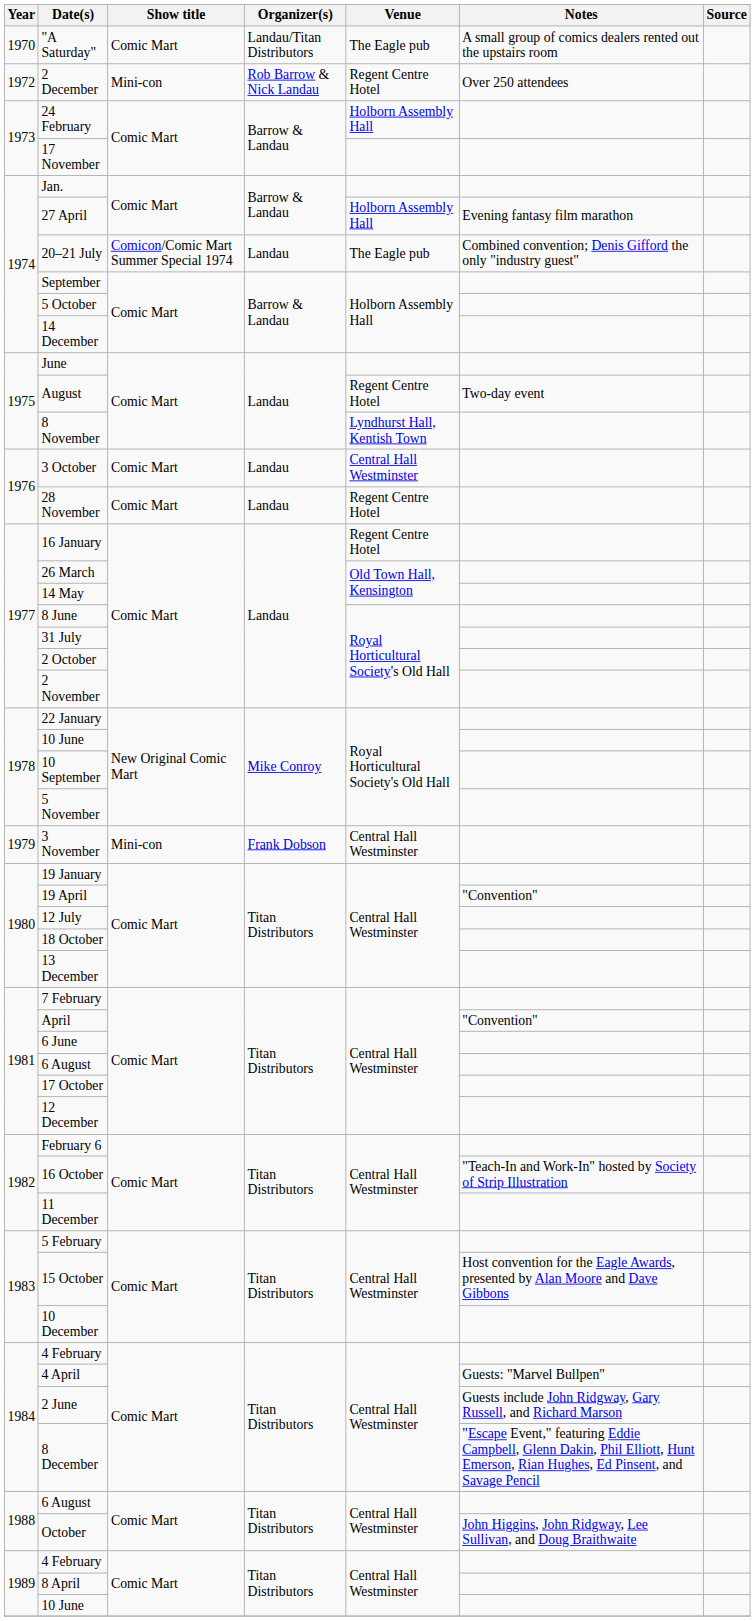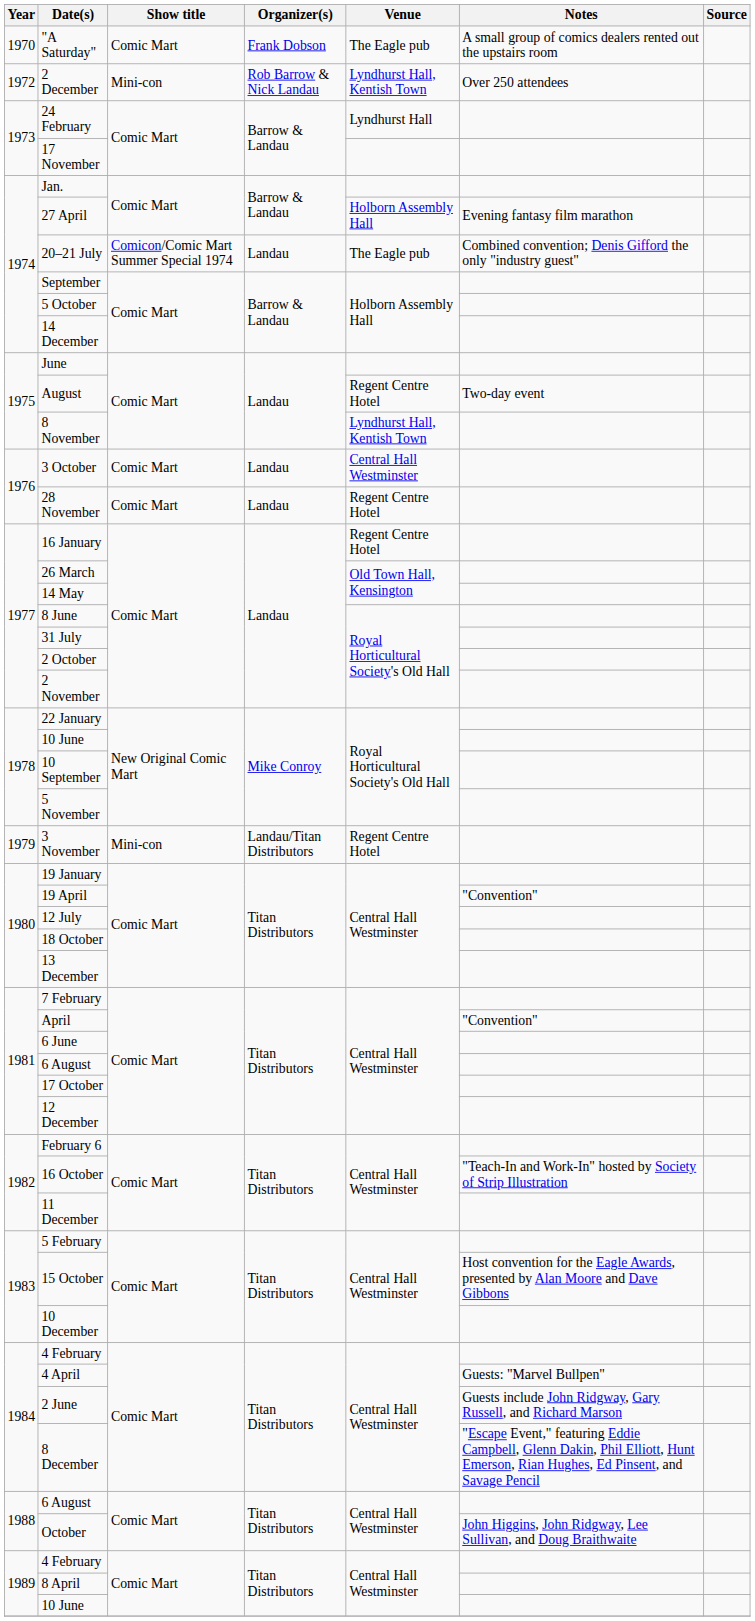(284, 44) Landau/Titan Distributors -> (287, 44) Frank Dobson
(389, 82) Regent Centre Hotel -> (393, 82) Lyndhurst Hall, Kentish Town
(401, 119) Holborn Assembly Hall -> (391, 119) Lyndhurst Hall
(287, 844) Frank Dobson -> (284, 844) Landau/Titan Distributors
(384, 844) Central Hall Westminster -> (389, 844) Regent Centre Hotel
